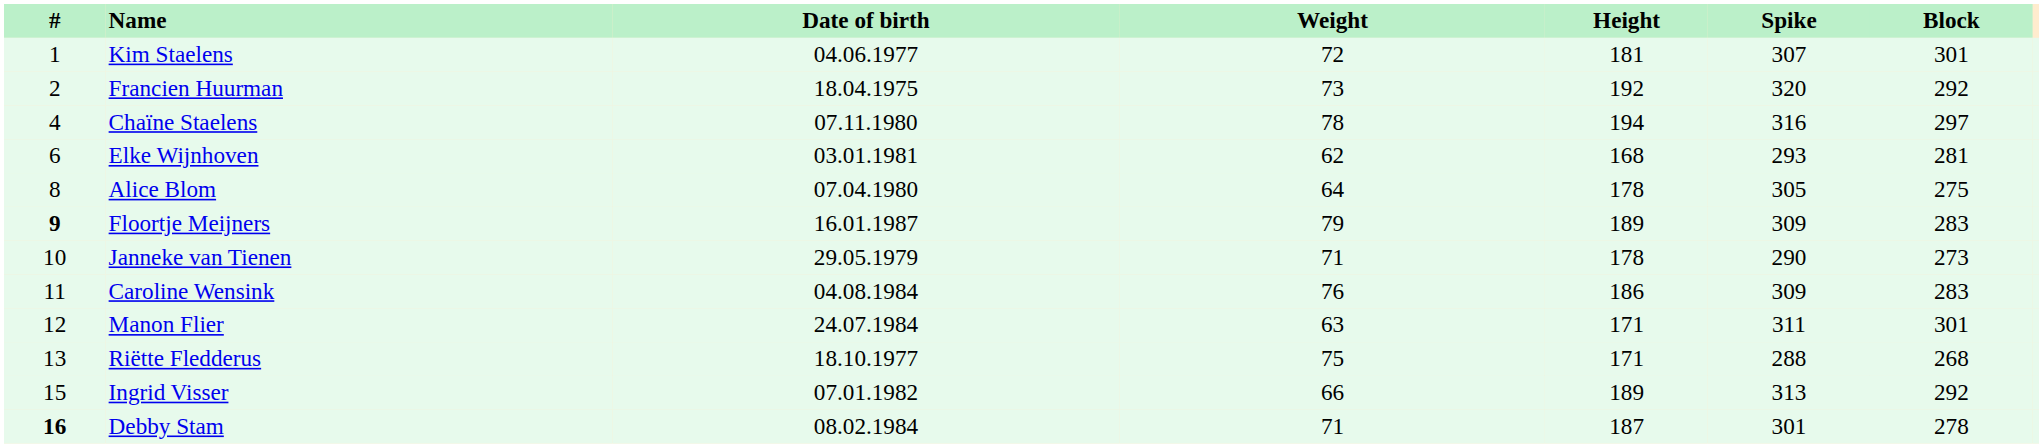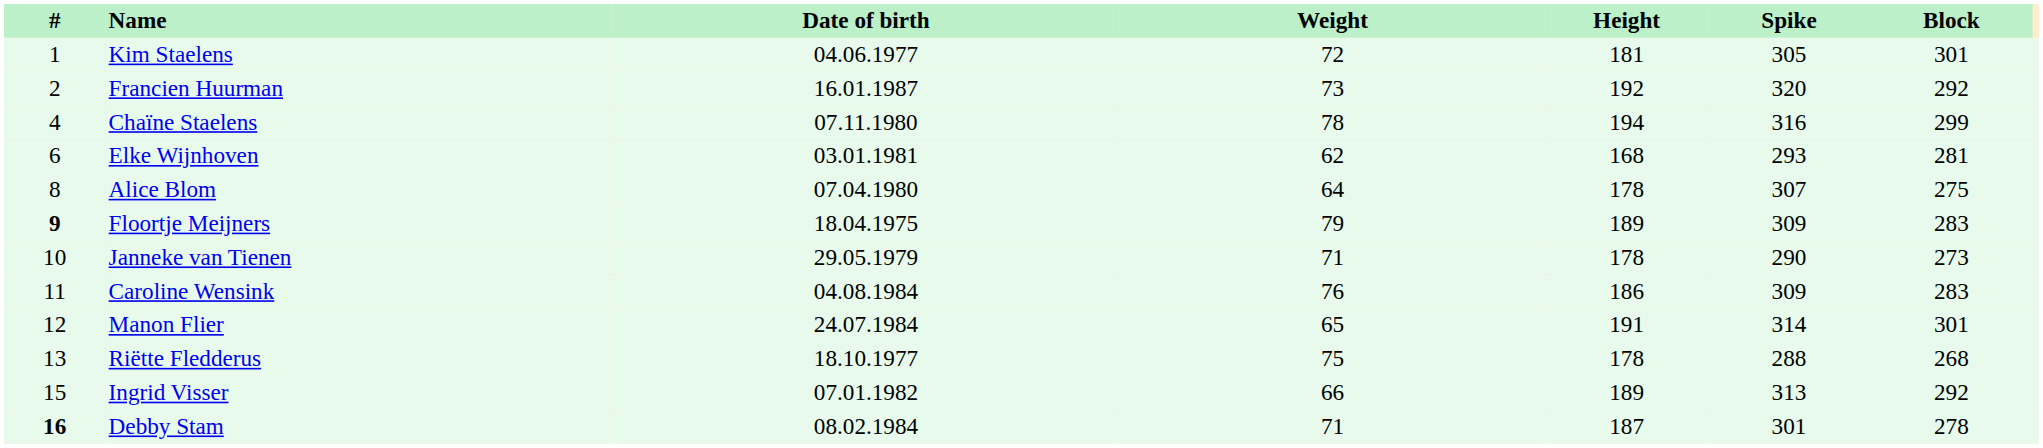(1789, 54) 307 -> (1789, 54) 305
(866, 88) 18.04.1975 -> (866, 88) 16.01.1987
(1951, 122) 297 -> (1951, 122) 299
(1789, 189) 305 -> (1789, 189) 307
(866, 223) 16.01.1987 -> (866, 223) 18.04.1975
(1332, 324) 63 -> (1332, 324) 65
(1627, 324) 171 -> (1627, 324) 191
(1789, 324) 311 -> (1789, 324) 314
(1627, 358) 171 -> (1627, 358) 178
